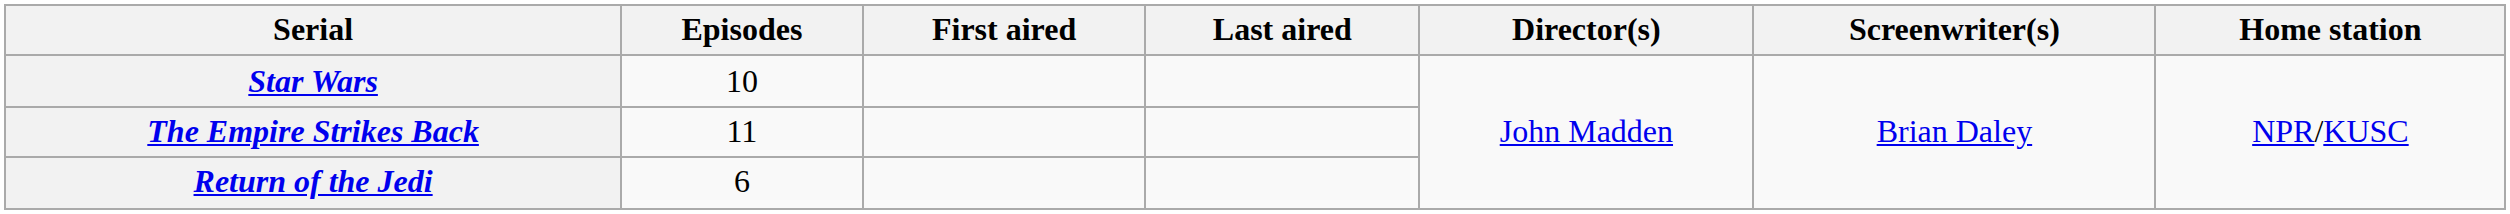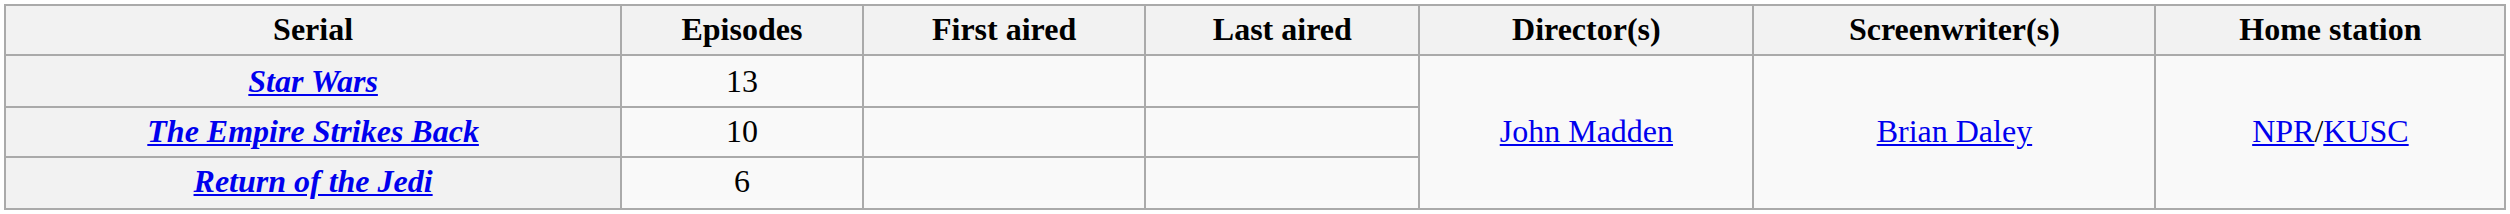(742, 80) 10 -> (742, 80) 13
(742, 131) 11 -> (742, 131) 10
